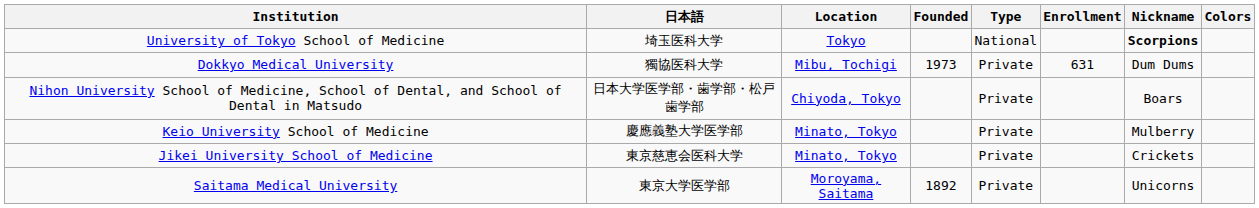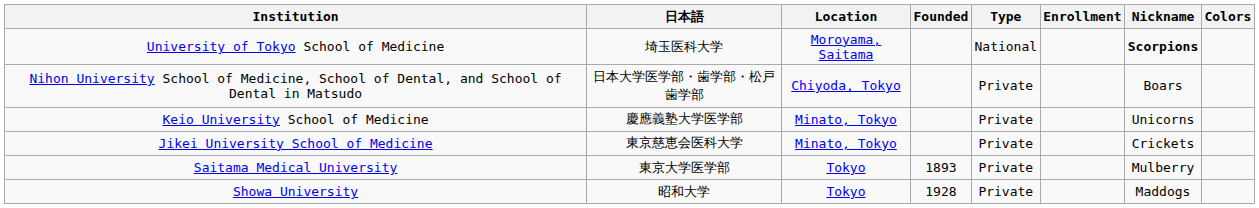(846, 41) Tokyo -> (846, 47) Moroyama, Saitama
- row: (296, 65)
(1163, 131) Mulberry -> (1163, 119) Unicorns
(846, 186) Moroyama, Saitama -> (846, 168) Tokyo
(941, 186) 1892 -> (941, 168) 1893
(1163, 186) Unicorns -> (1163, 168) Mulberry
+ row: (296, 192)
